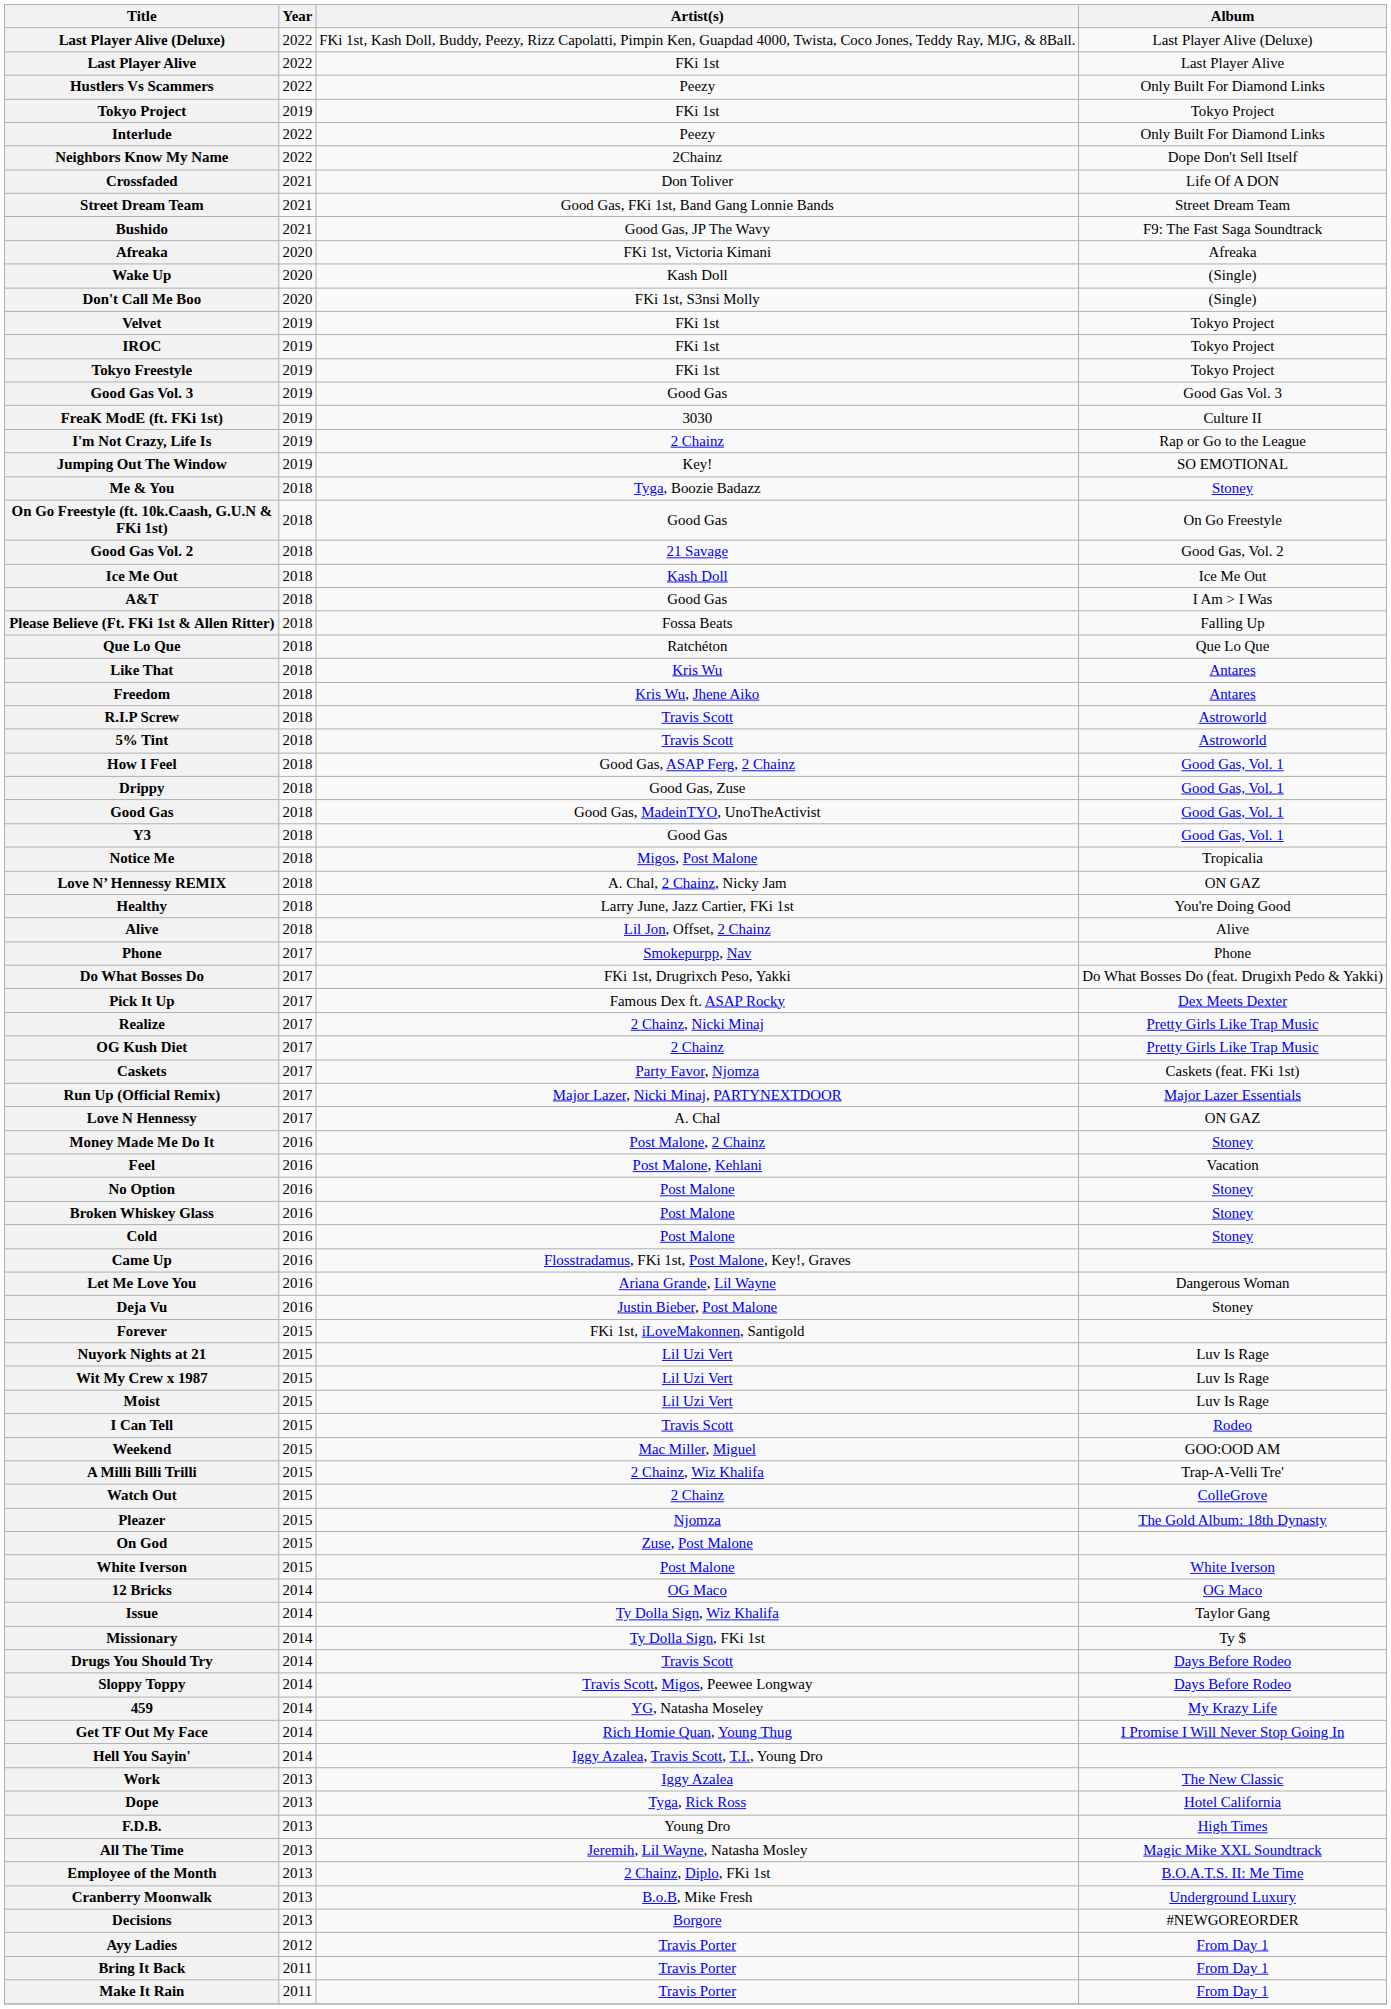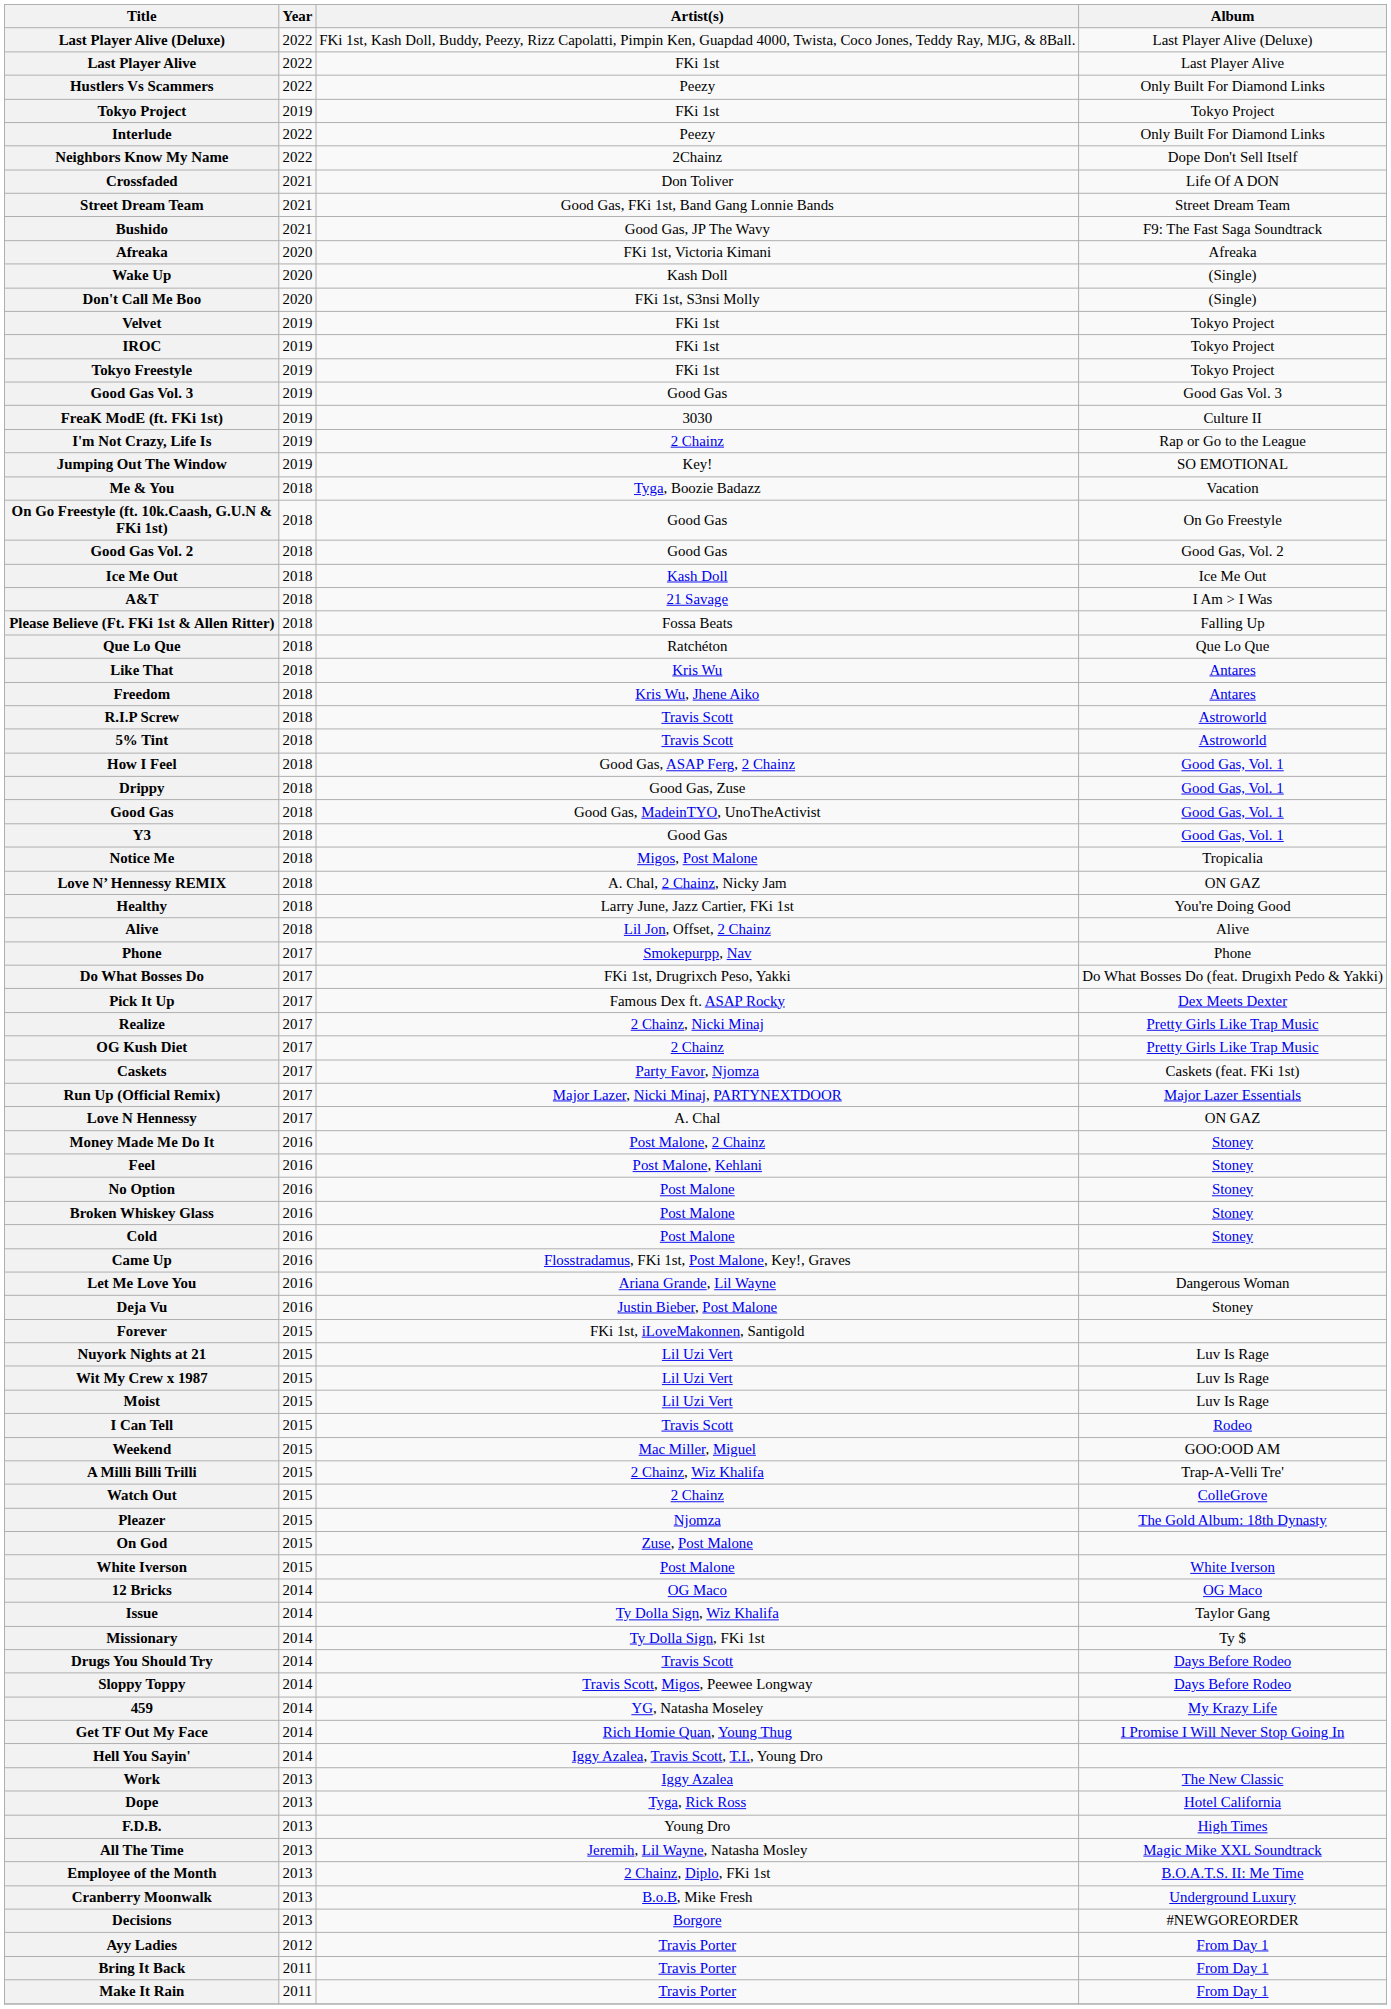(1233, 488) Stoney -> (1233, 488) Vacation
(697, 552) 21 Savage -> (697, 552) Good Gas
(697, 599) Good Gas -> (697, 599) 21 Savage
(1233, 1165) Vacation -> (1233, 1165) Stoney
